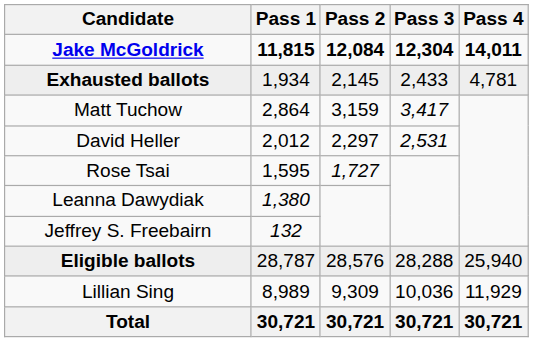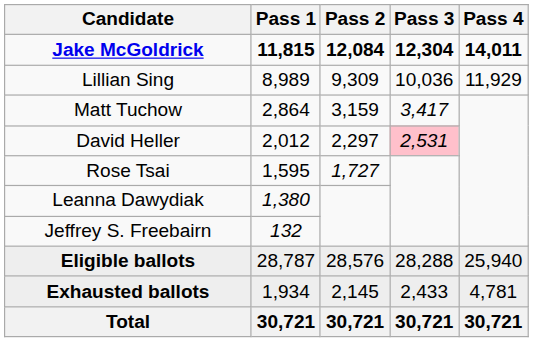rows swapped: (128, 291) <-> (128, 79)
(424, 140) no background -> (424, 140) pink background
